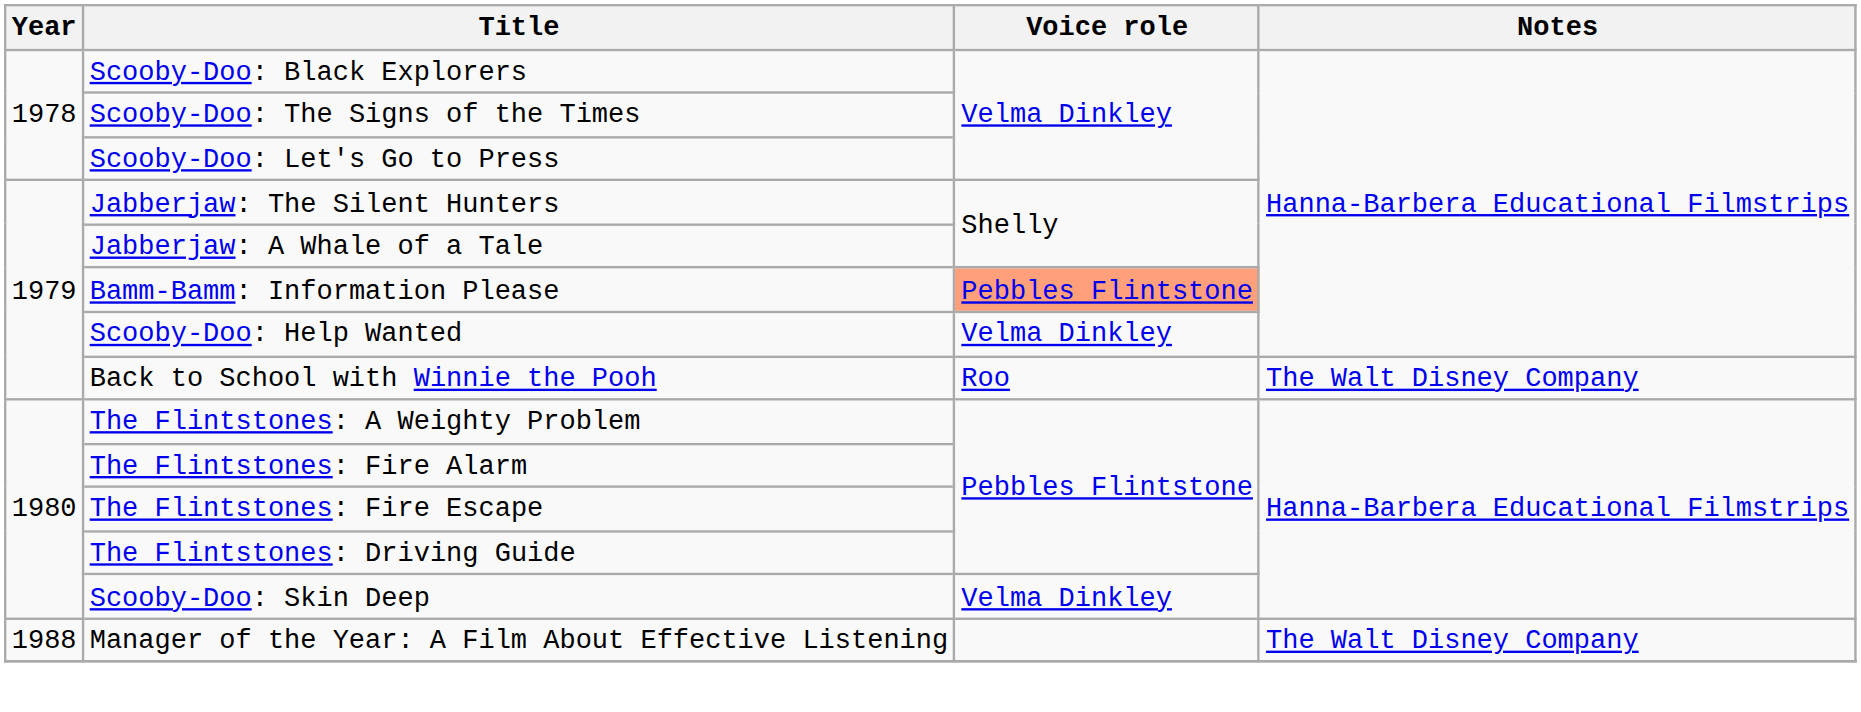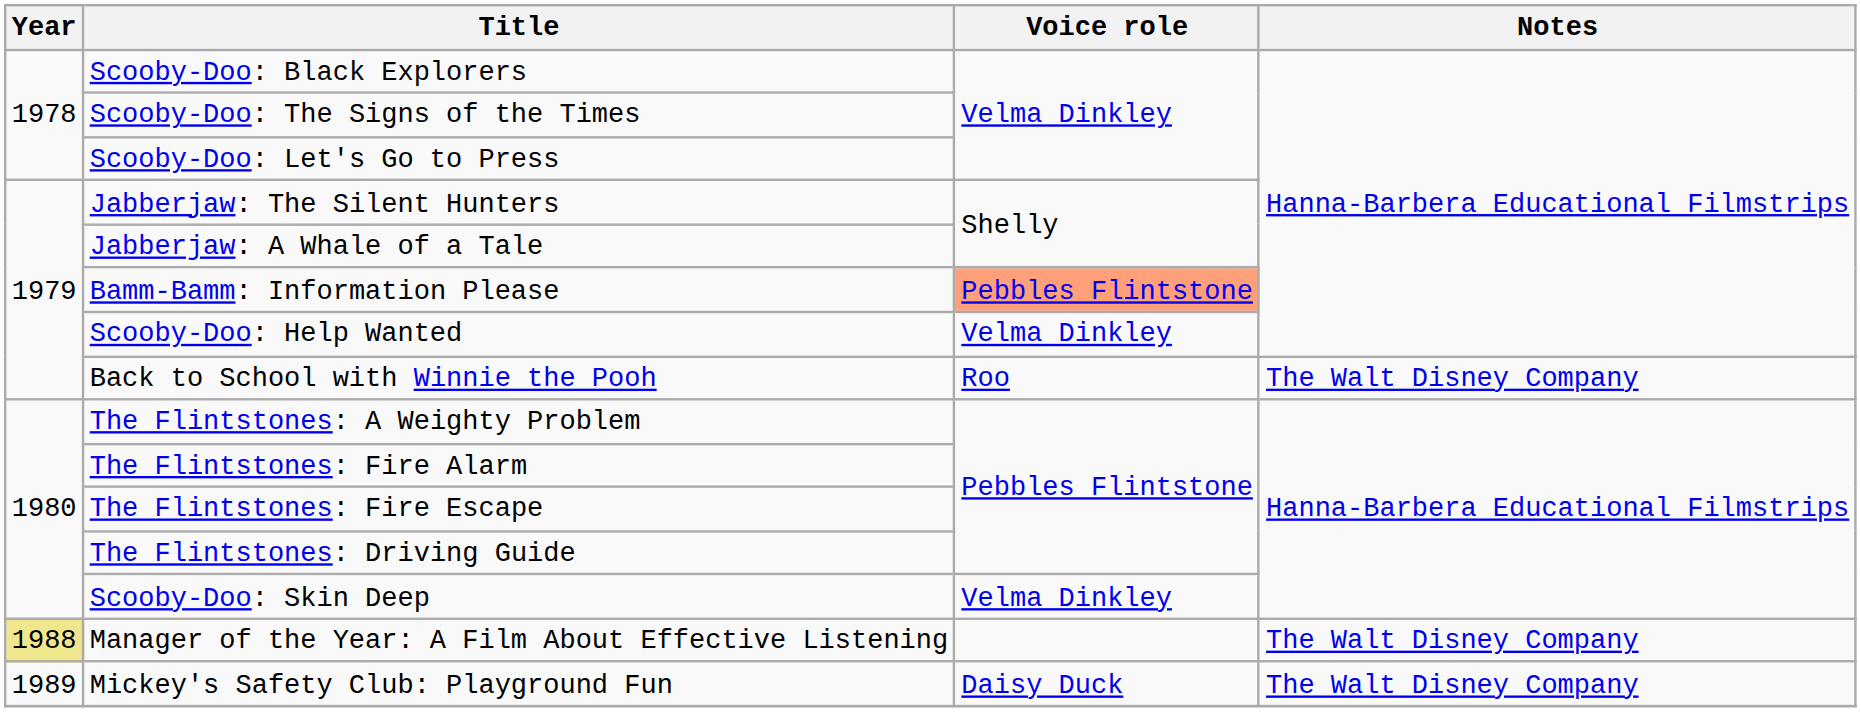(44, 641) no background -> (44, 641) khaki background
+ row: (381, 685)
